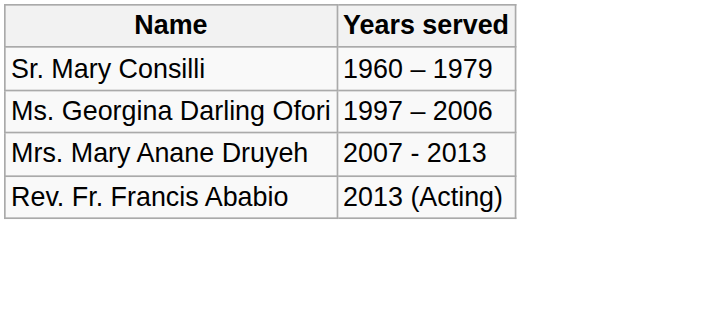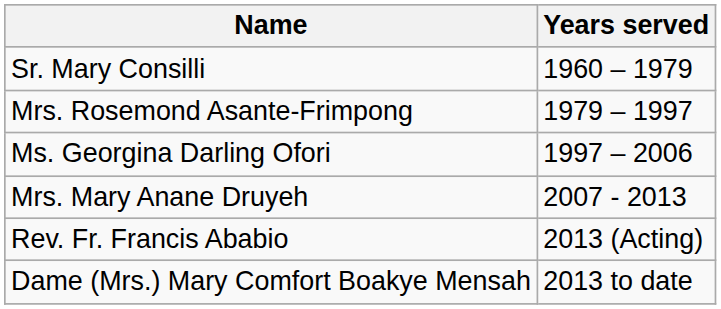+ row: (212, 111)
+ row: (271, 281)
